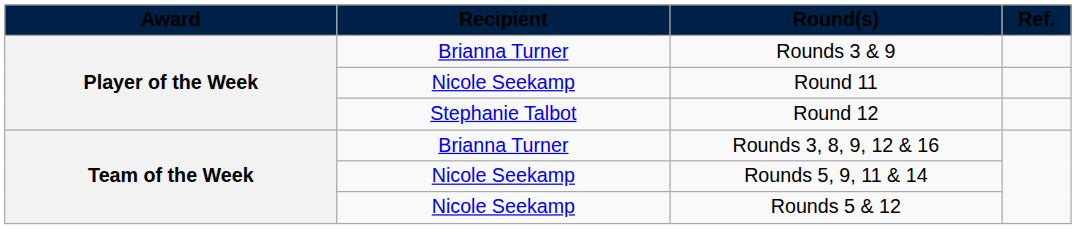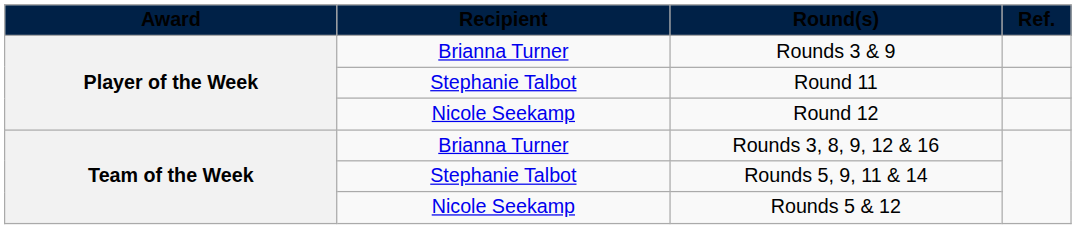(503, 82) Nicole Seekamp -> (503, 82) Stephanie Talbot
(503, 113) Stephanie Talbot -> (503, 113) Nicole Seekamp
(503, 176) Nicole Seekamp -> (503, 176) Stephanie Talbot
